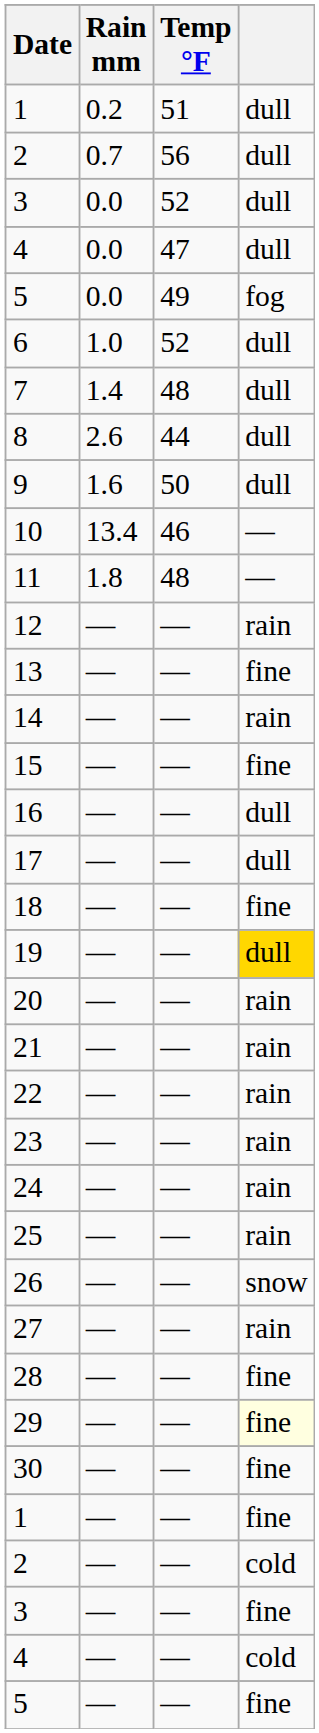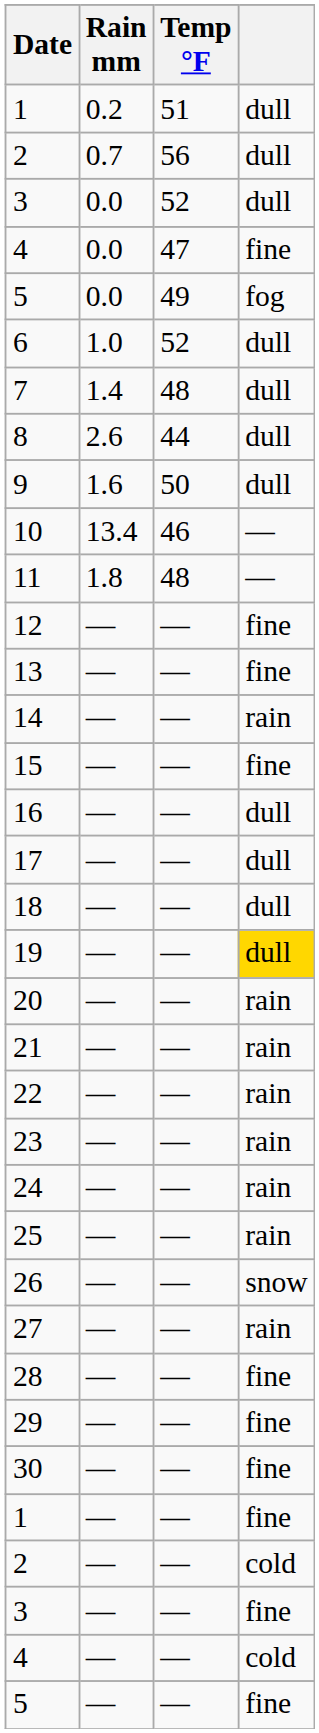(268, 249) dull -> (268, 249) fine
(268, 624) rain -> (268, 624) fine
(268, 906) fine -> (268, 906) dull
(268, 1422) lightyellow background -> (268, 1422) no background
